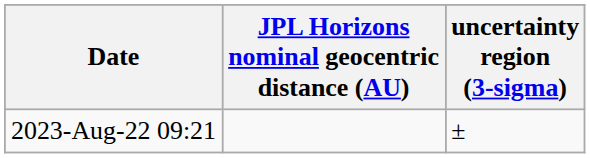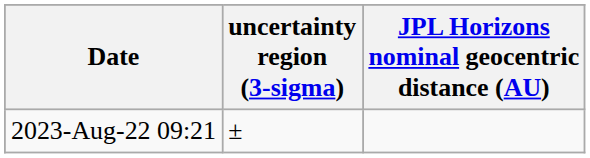columns swapped: (334, 56) <-> (515, 56)
